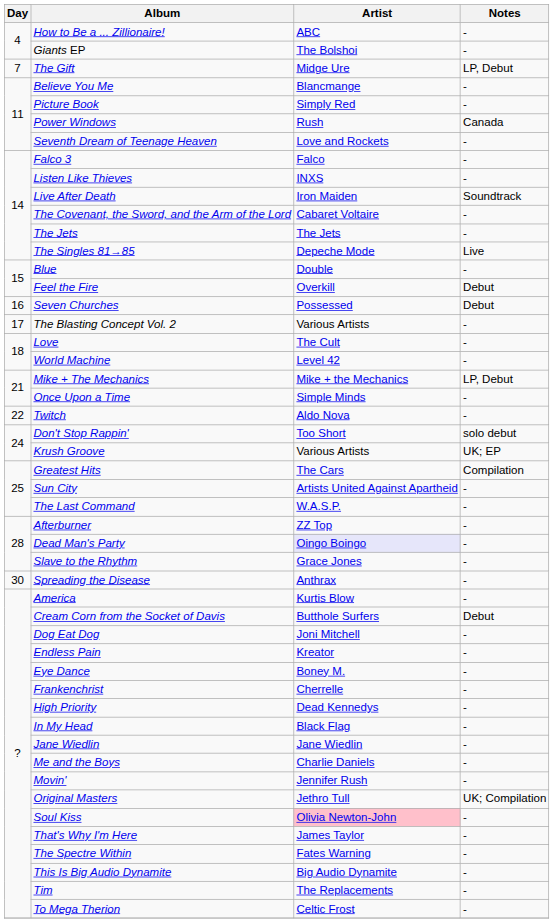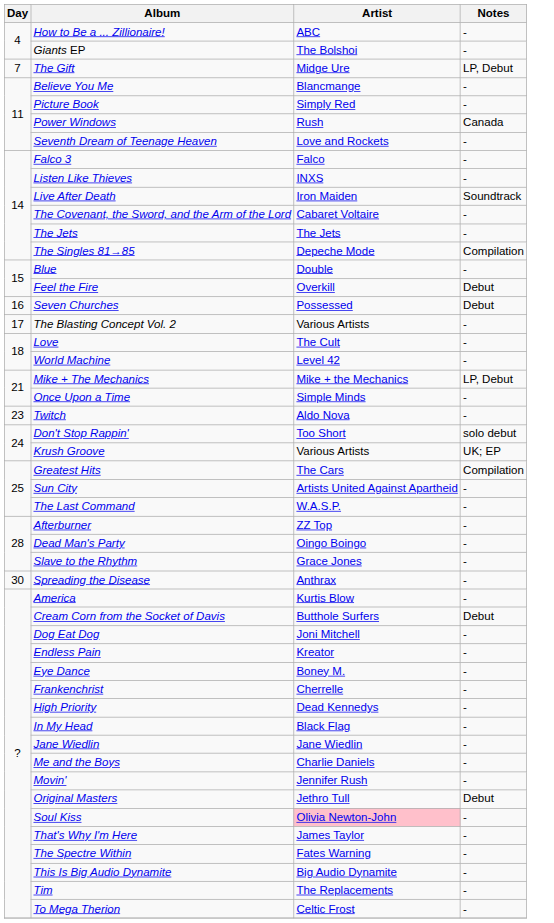(474, 251) Live -> (494, 251) Compilation
(18, 415) 22 -> (18, 415) 23
(331, 543) lavender background -> (331, 543) no background
(505, 799) UK; Compilation -> (478, 799) Debut
